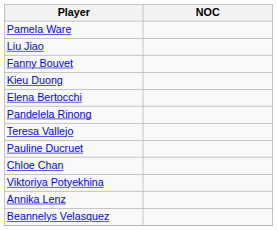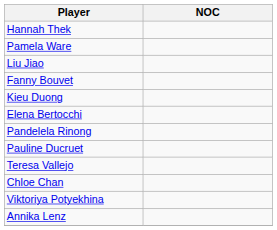+ row: (39, 30)
rows swapped: (40, 132) <-> (45, 149)
- row: (58, 217)
